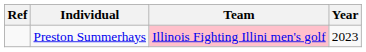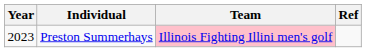columns swapped: (345, 15) <-> (17, 15)
